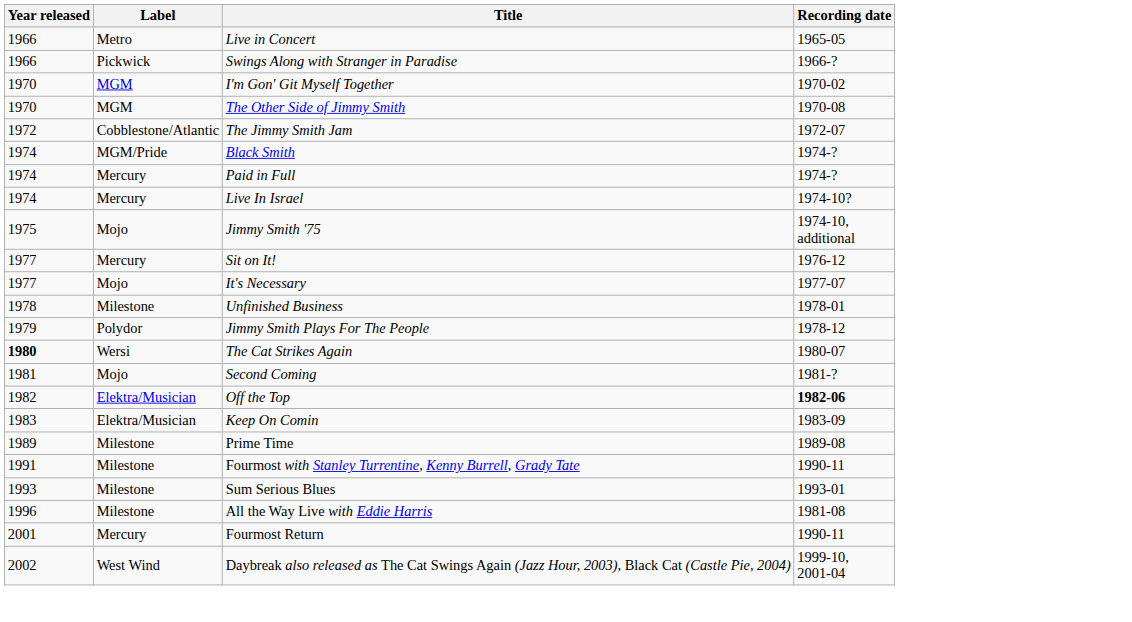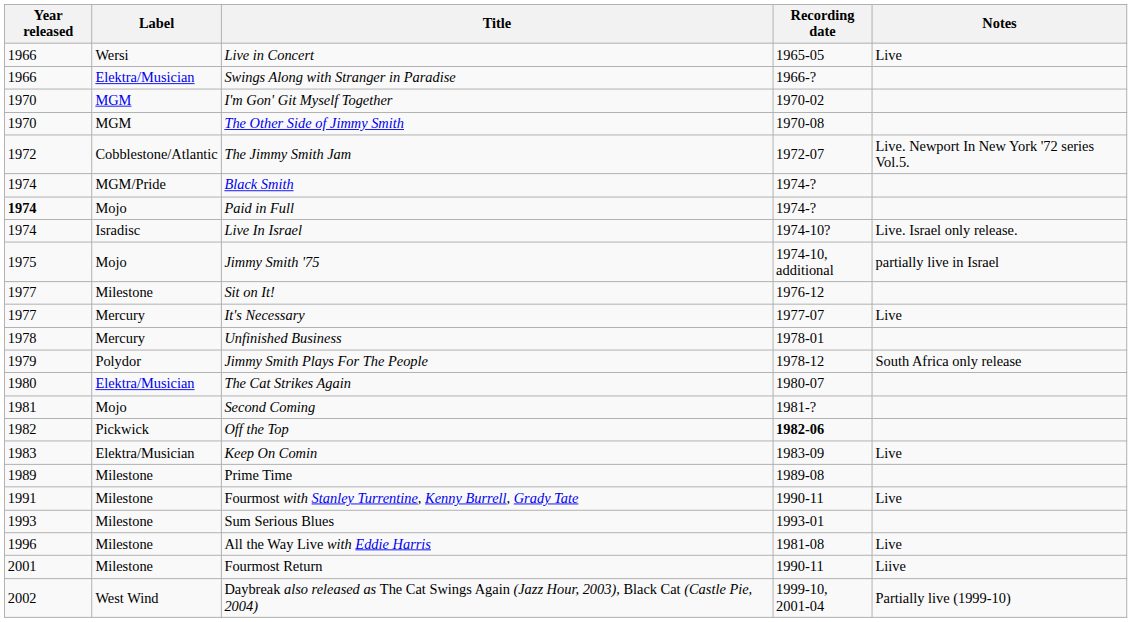+ column: (999, 24)
(114, 38) Metro -> (112, 54) Wersi
(123, 61) Pickwick -> (145, 77) Elektra/Musician
(22, 175) normal -> (22, 208) bold
(121, 175) Mercury -> (111, 208) Mojo
(121, 198) Mercury -> (118, 231) Isradisc
(121, 260) Mercury -> (124, 292) Milestone
(112, 283) Mojo -> (120, 315) Mercury
(125, 306) Milestone -> (120, 338) Mercury
(22, 351) bold -> (22, 384) normal
(113, 351) Wersi -> (145, 384) Elektra/Musician
(146, 397) Elektra/Musician -> (122, 429) Pickwick
(121, 534) Mercury -> (124, 566) Milestone
